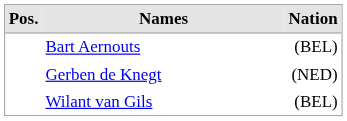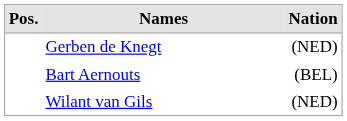rows swapped: (104, 74) <-> (93, 46)
(316, 101) (BEL) -> (315, 101) (NED)
